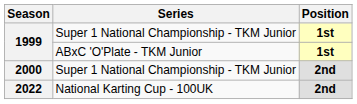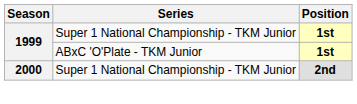- row: (29, 89)
